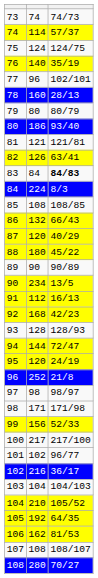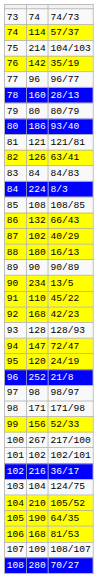(37, 48) 124 -> (37, 48) 214
(68, 48) 124/75 -> (71, 48) 104/103
(37, 64) 140 -> (37, 64) 142
(71, 80) 102/101 -> (65, 80) 96/77
(65, 174) bold -> (65, 174) normal
(37, 236) 120 -> (37, 236) 102
(65, 252) 45/22 -> (65, 252) 16/13
(37, 299) 112 -> (37, 299) 110
(65, 299) 16/13 -> (65, 299) 45/22
(37, 346) 144 -> (37, 346) 147
(37, 440) 217 -> (37, 440) 267
(65, 456) 96/77 -> (71, 456) 102/101
(71, 487) 104/103 -> (68, 487) 124/75
(37, 519) 192 -> (37, 519) 190
(37, 534) 162 -> (37, 534) 168
(37, 550) 108 -> (37, 550) 109
